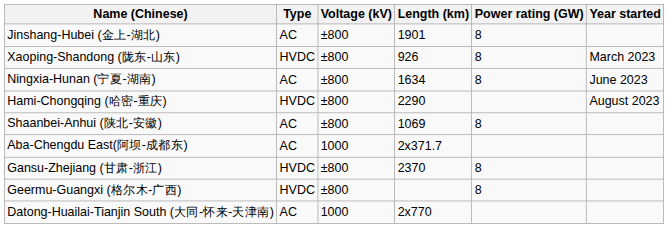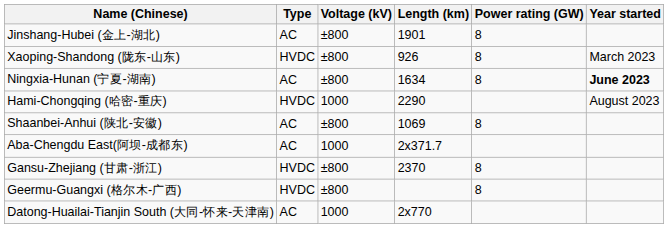(619, 79) normal -> (620, 79) bold
(335, 101) ±800 -> (335, 101) 1000
